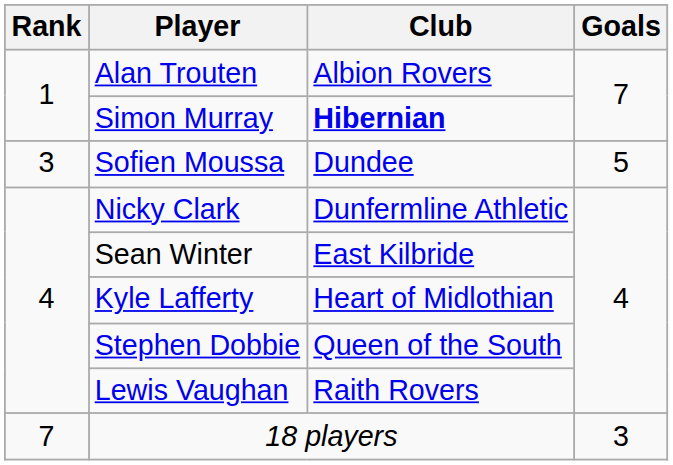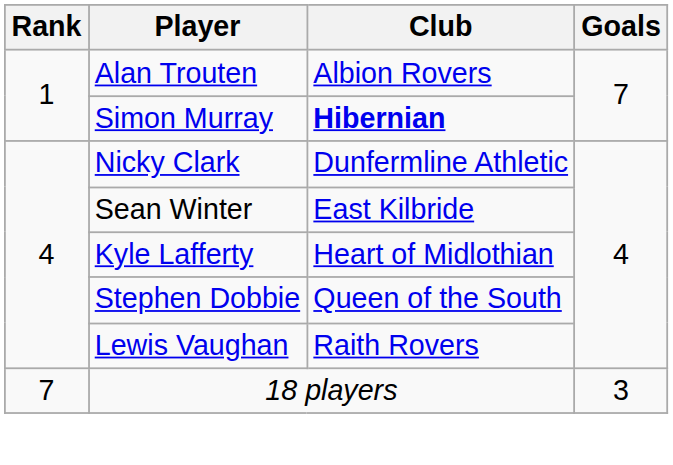- row: (189, 163)
